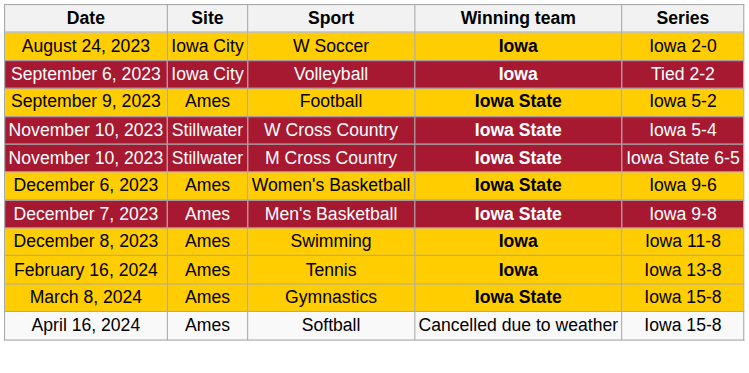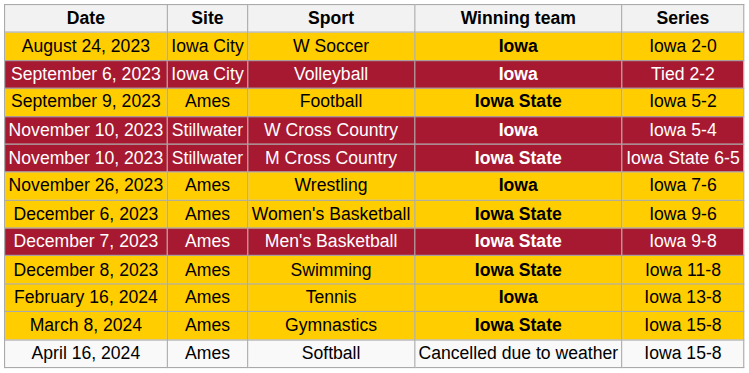(518, 130) Iowa State -> (518, 130) Iowa
+ row: (331, 185)
(518, 241) Iowa -> (518, 269) Iowa State
